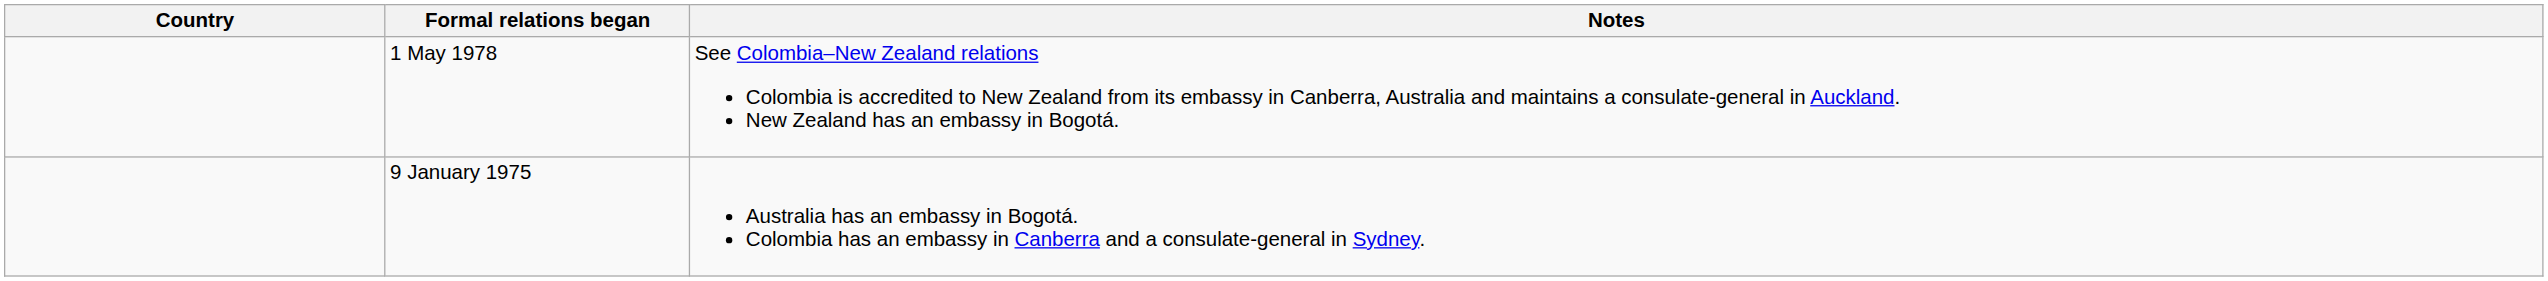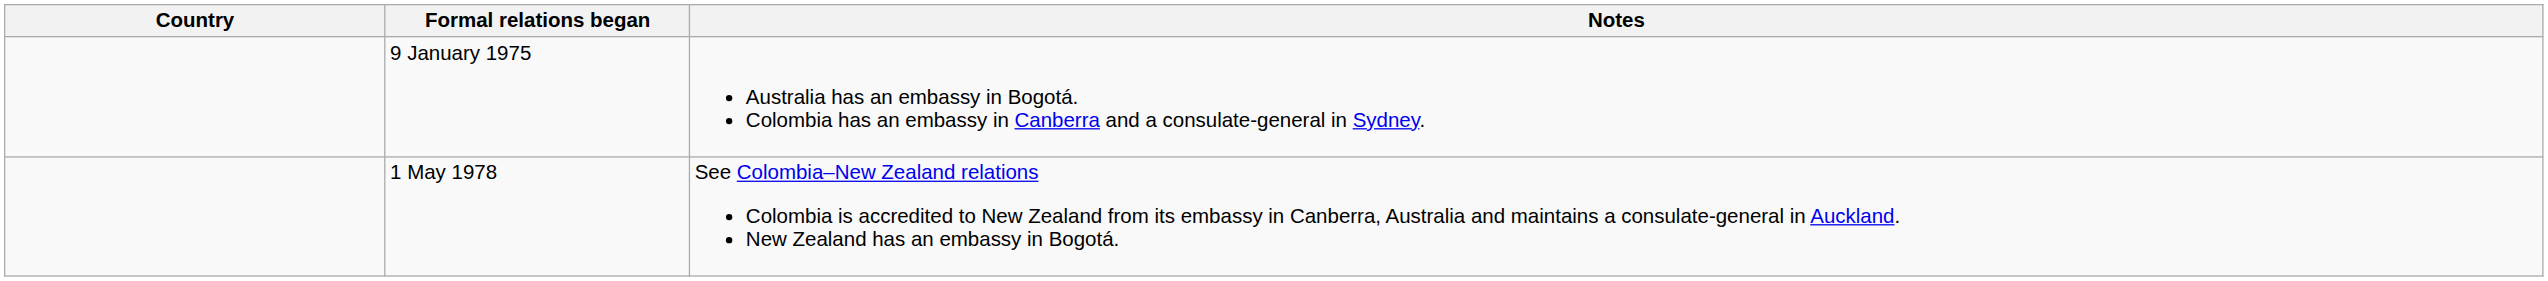rows swapped: (461, 172) <-> (444, 53)
